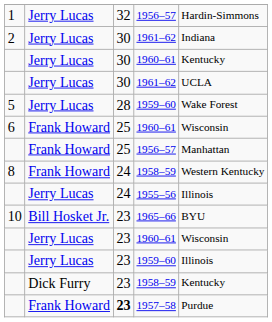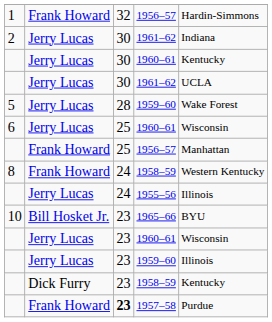(61, 15) Jerry Lucas -> (69, 15) Frank Howard
(69, 127) Frank Howard -> (61, 127) Jerry Lucas
